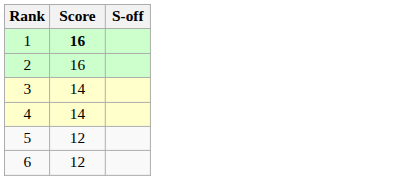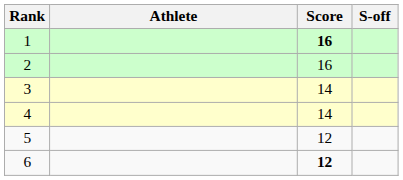+ column: (173, 16)
(78, 162) normal -> (325, 162) bold
